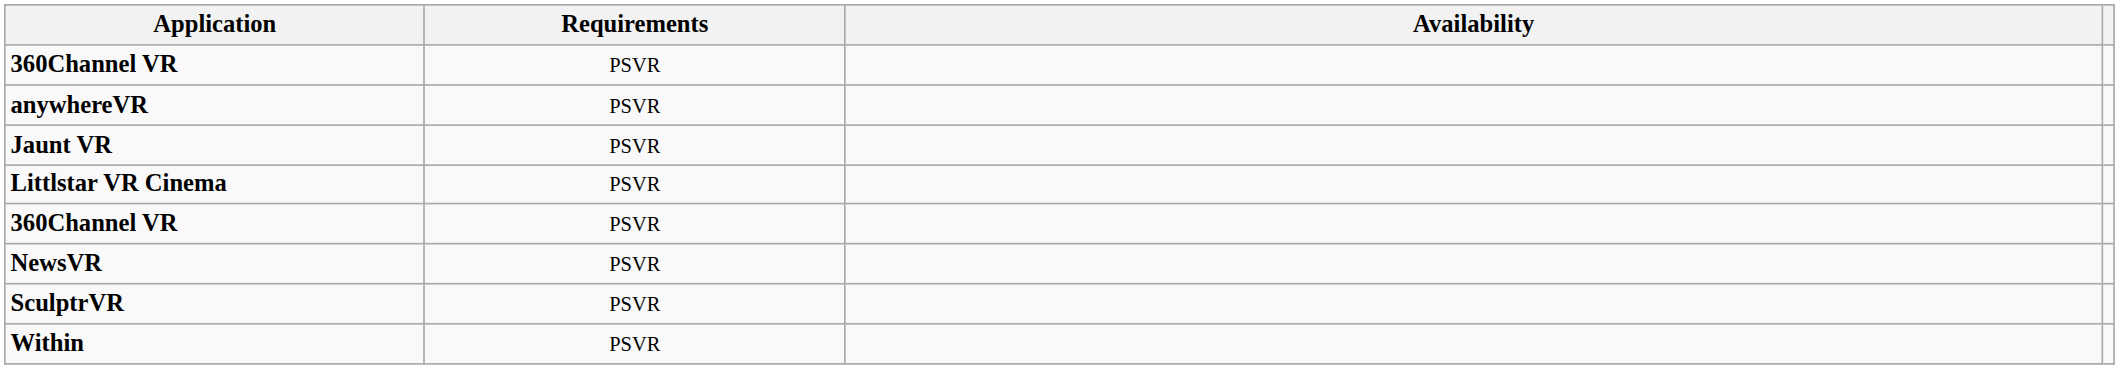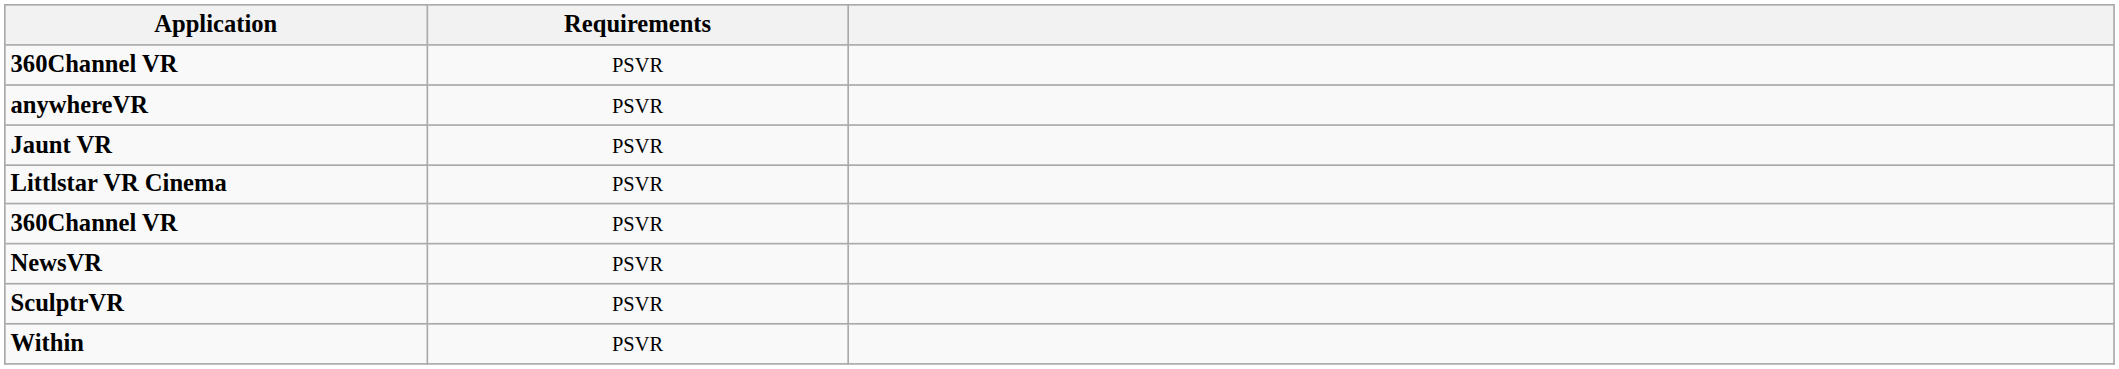- column: (1474, 24)
